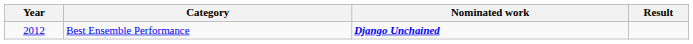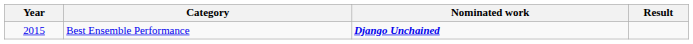(34, 30) 2012 -> (34, 30) 2015
